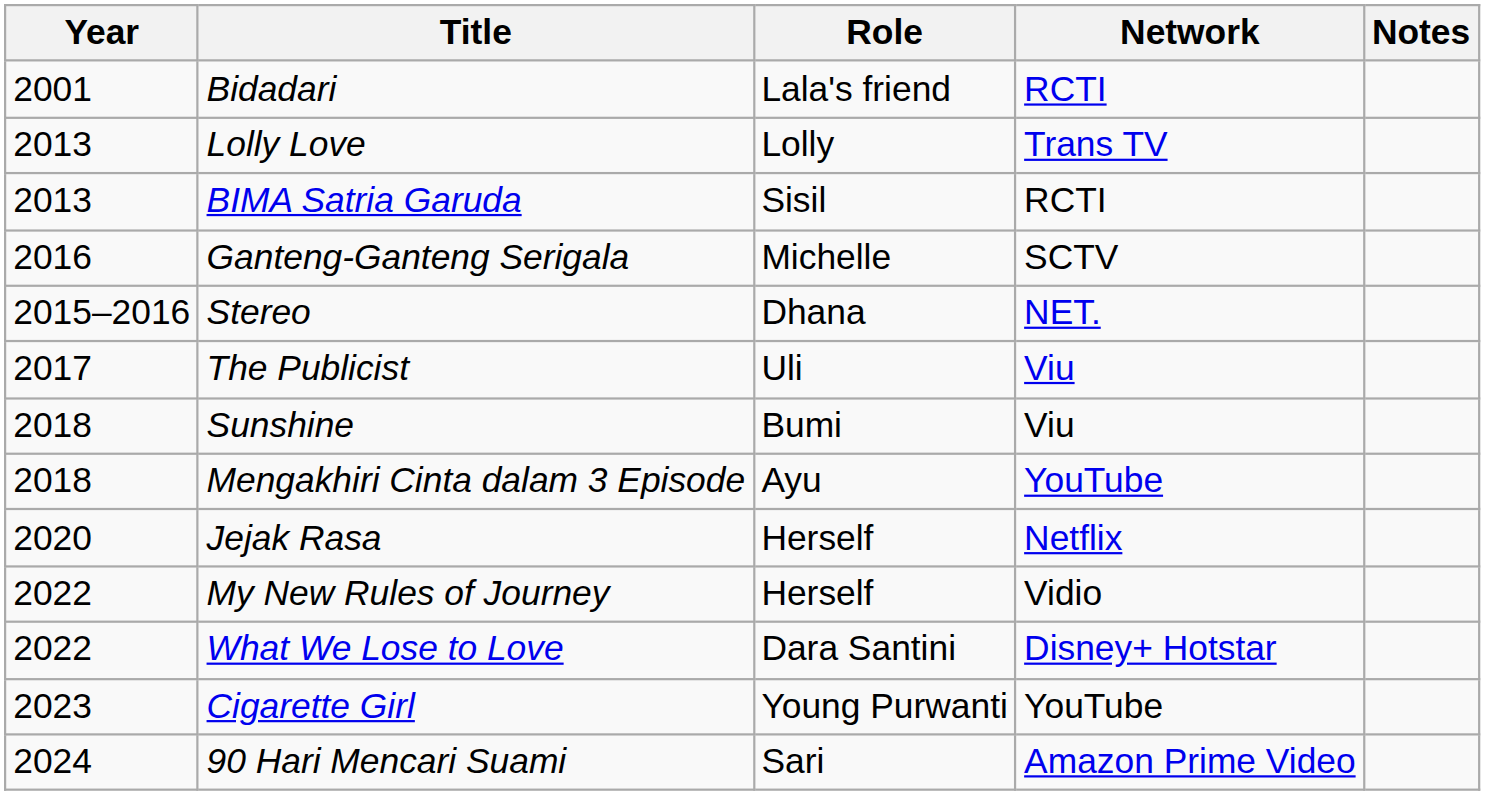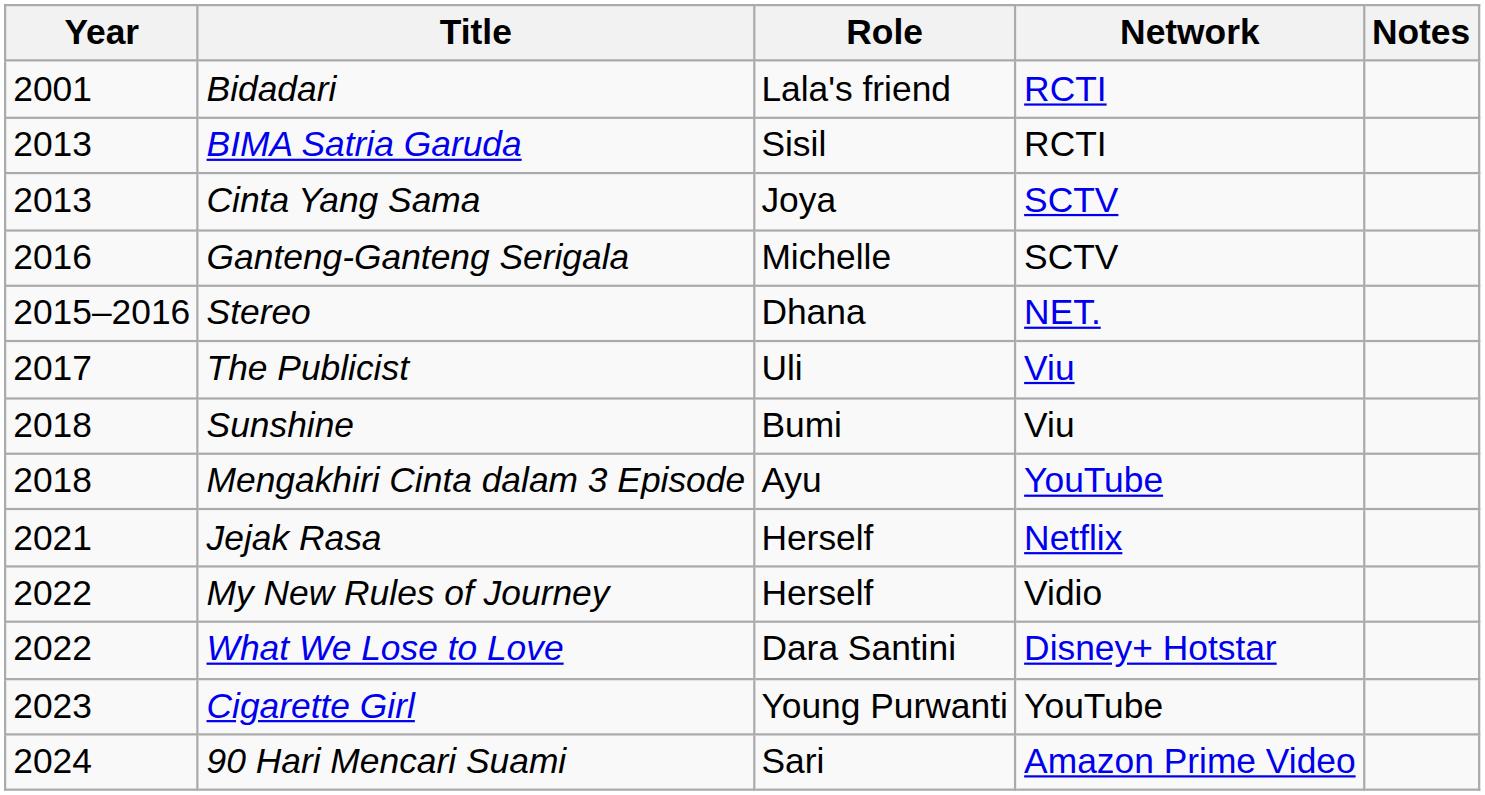- row: (286, 144)
+ row: (344, 200)
(53, 537) 2020 -> (53, 537) 2021
